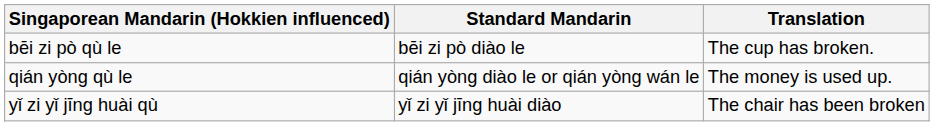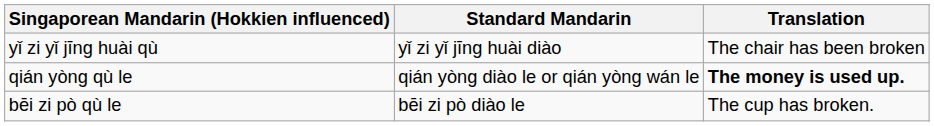rows swapped: (65, 47) <-> (83, 105)
(800, 76) normal -> (806, 76) bold
